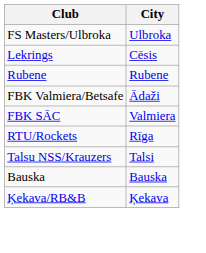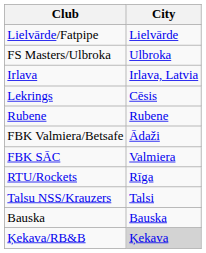+ row: (53, 34)
+ row: (22, 75)
(149, 197) no background -> (149, 237) lightgrey background
